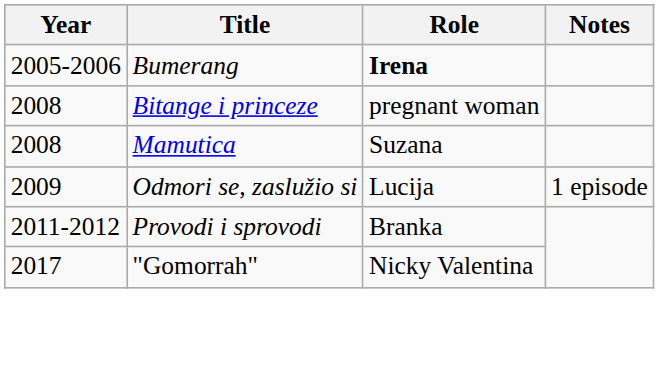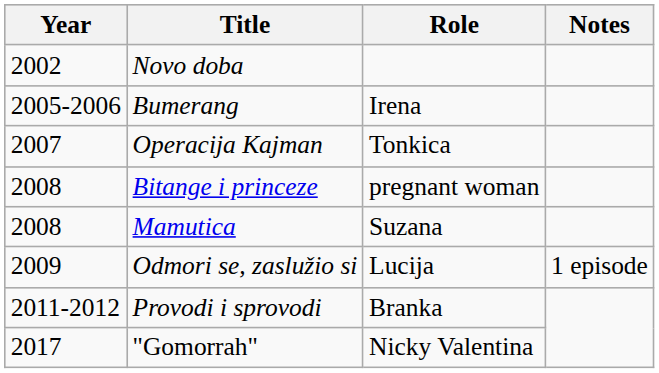+ row: (188, 65)
(399, 65) bold -> (395, 105) normal
+ row: (228, 145)
